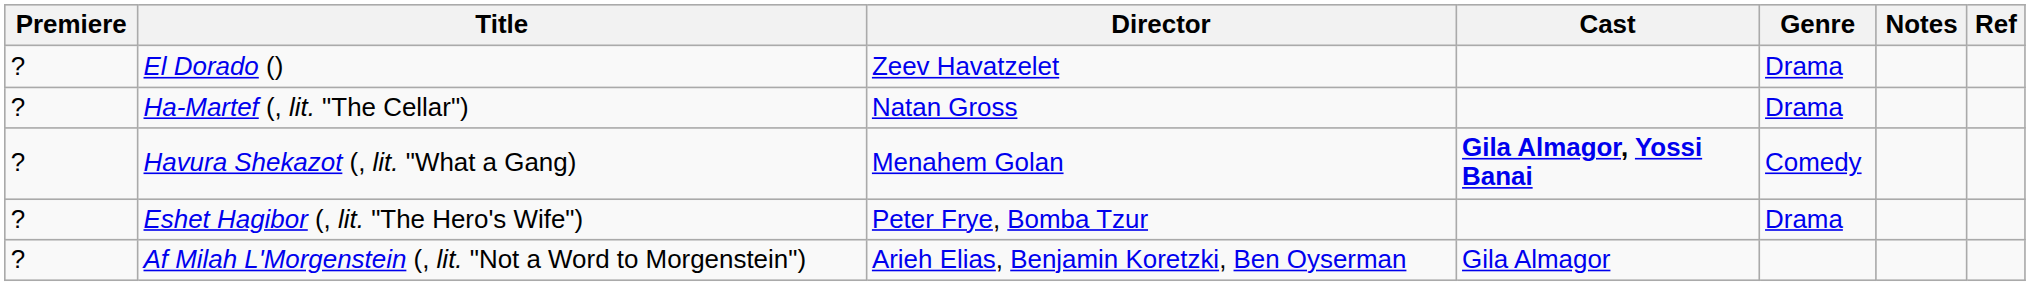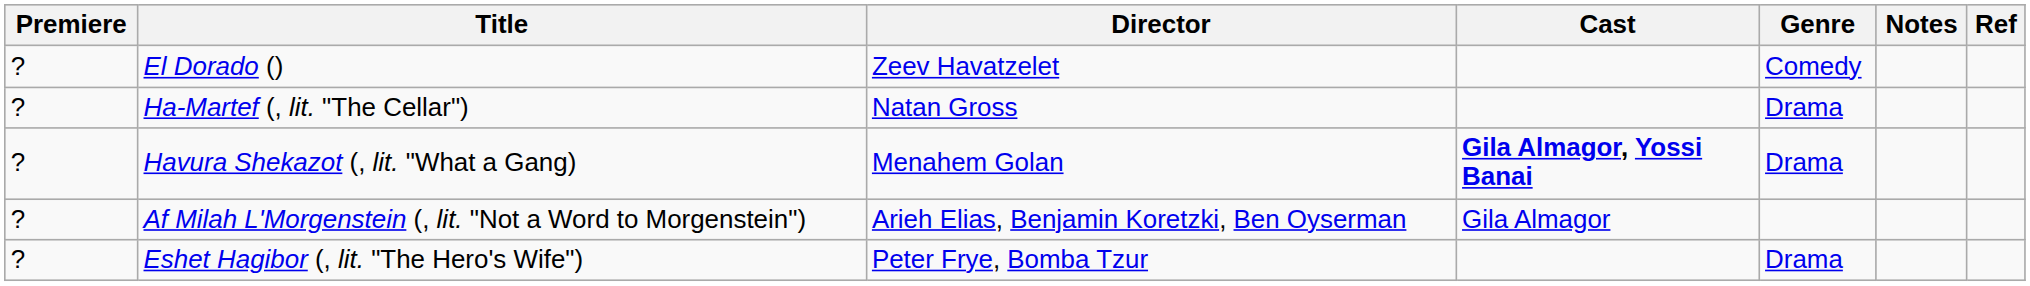(1804, 66) Drama -> (1813, 66) Comedy
(1813, 162) Comedy -> (1804, 162) Drama
rows swapped: (475, 259) <-> (363, 218)
